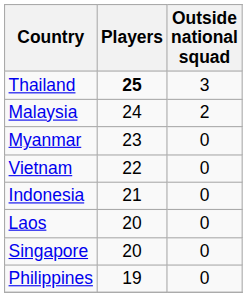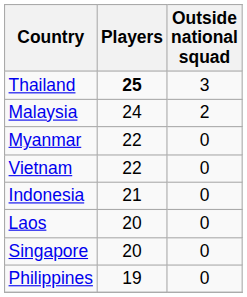(132, 140) 23 -> (132, 140) 22
